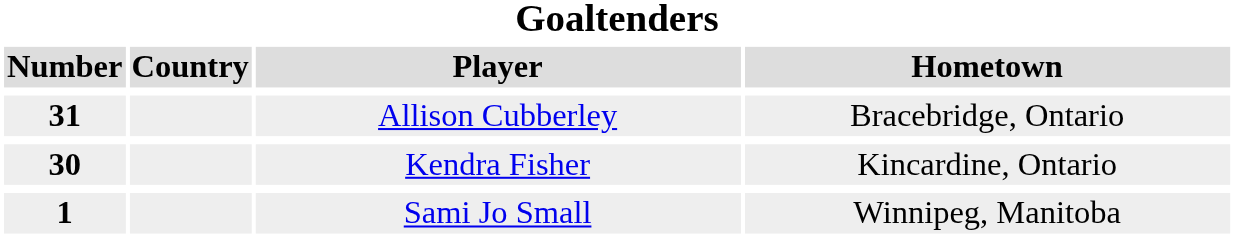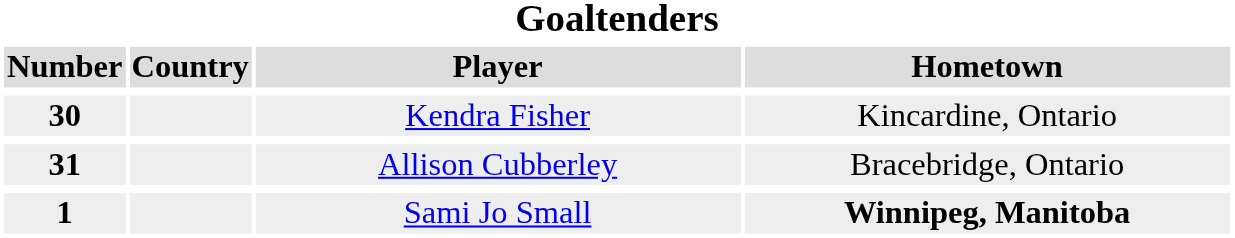rows swapped: (498, 115) <-> (498, 164)
(987, 212) normal -> (987, 212) bold
